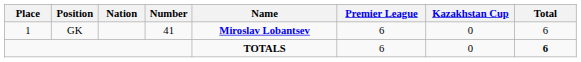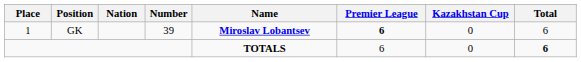(169, 31) 41 -> (169, 31) 39
(382, 31) normal -> (382, 31) bold
